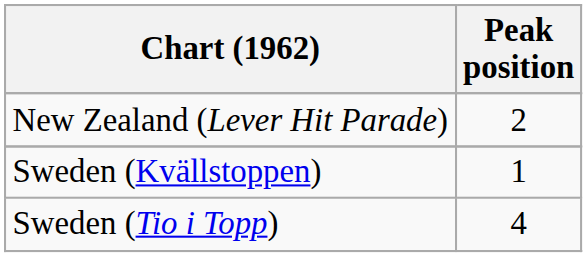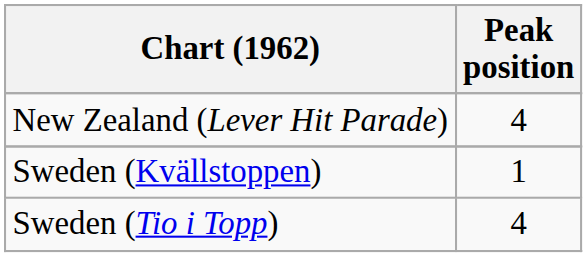(519, 119) 2 -> (519, 119) 4
